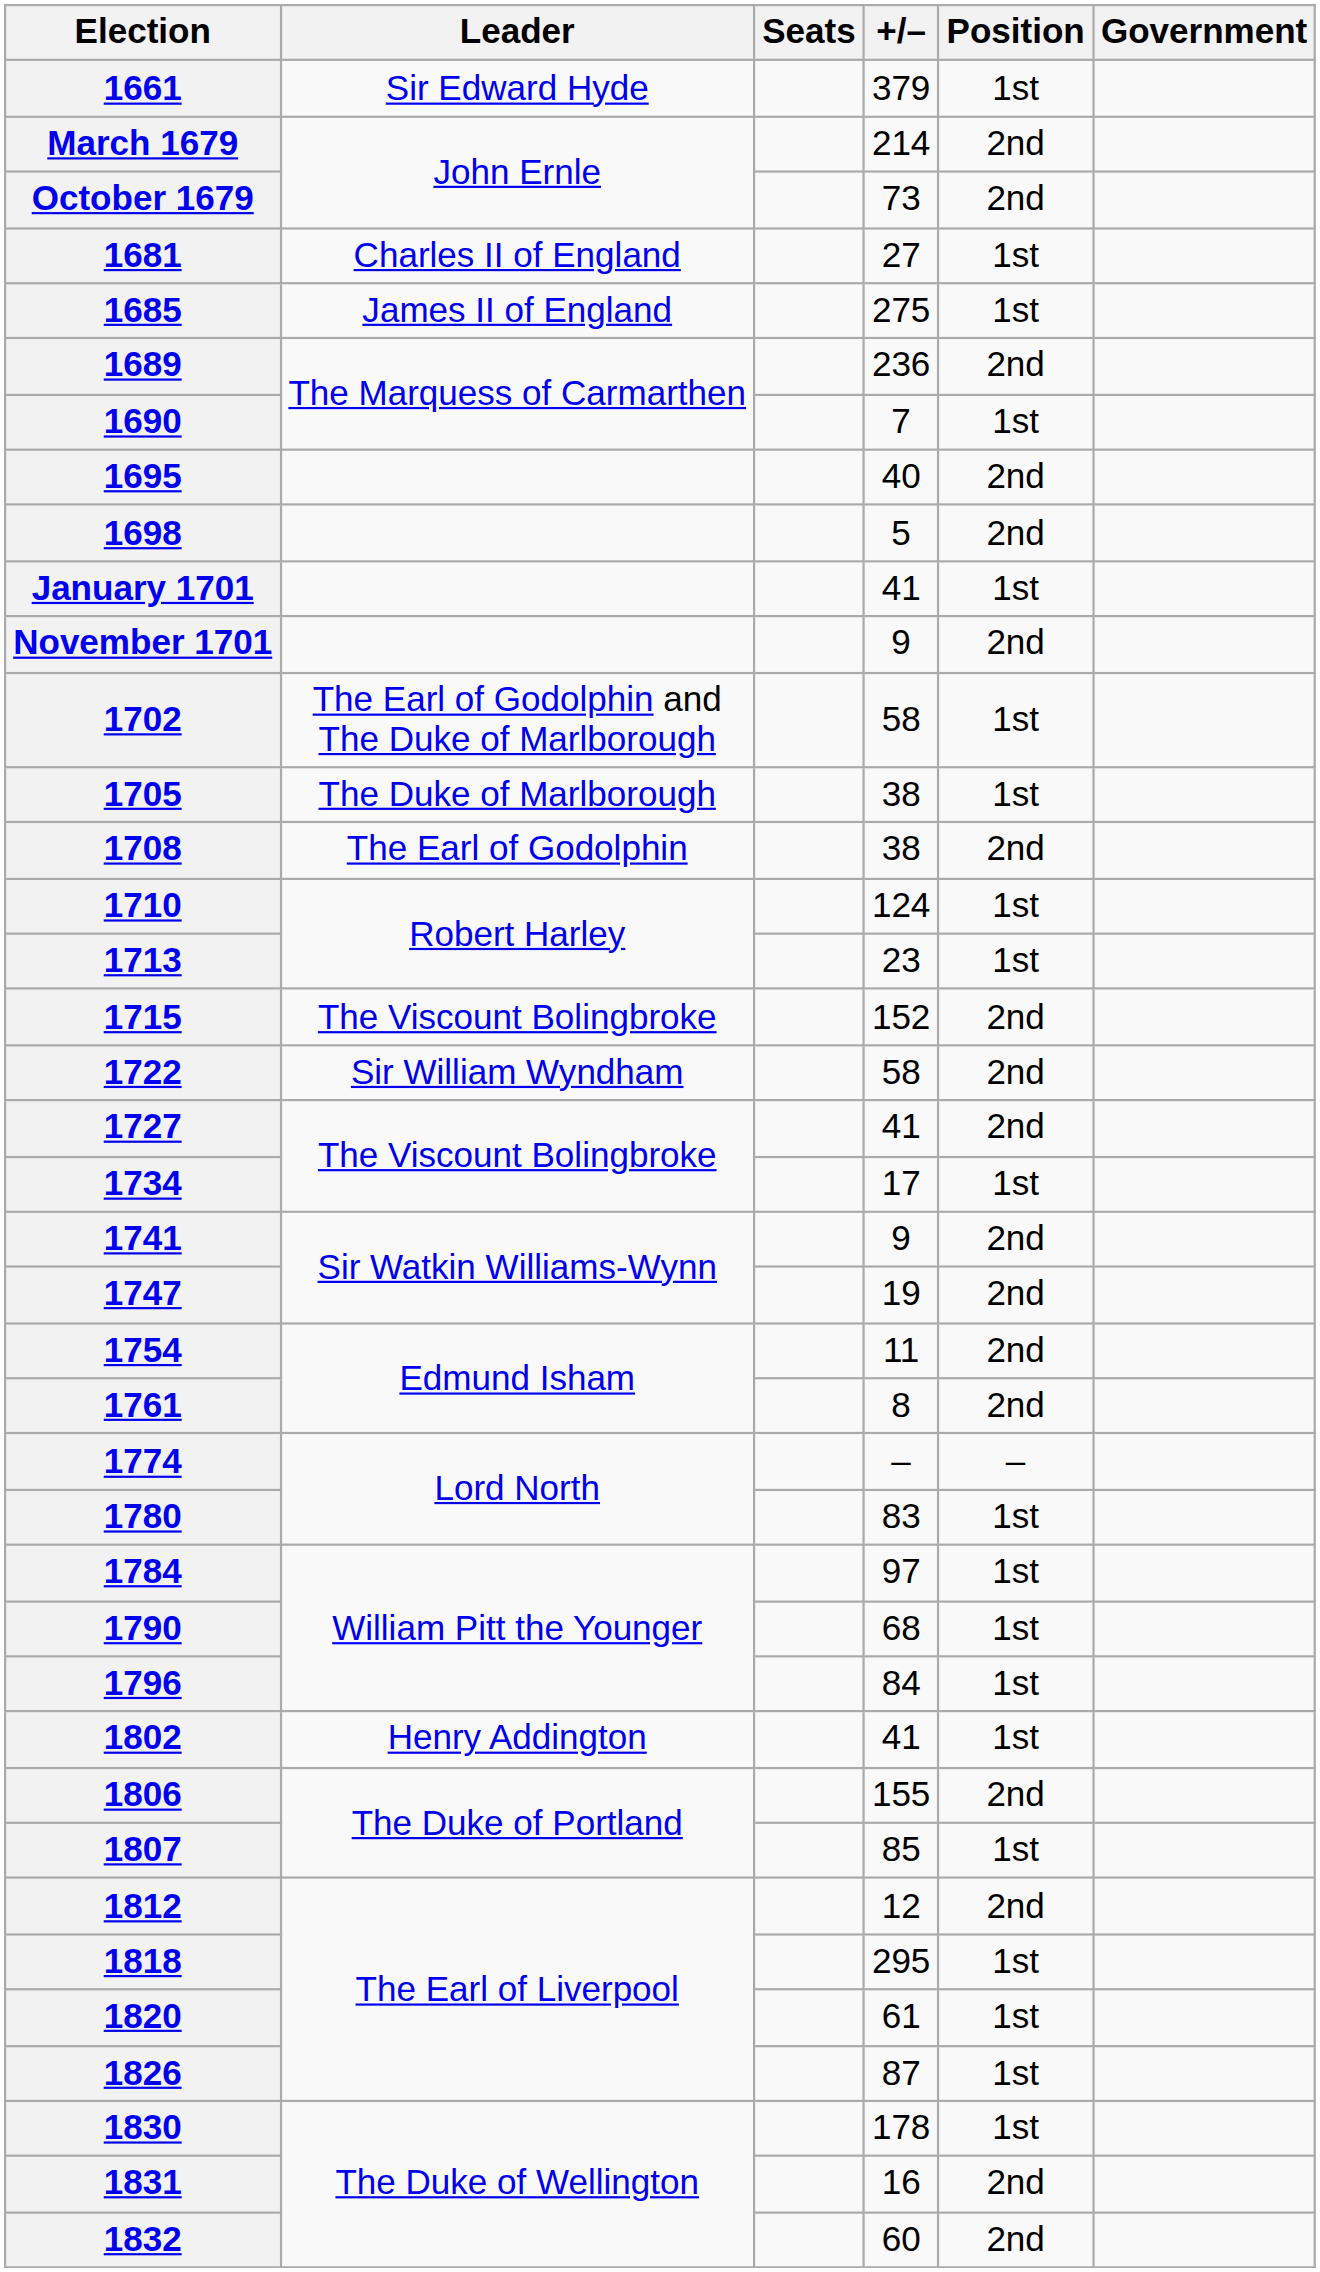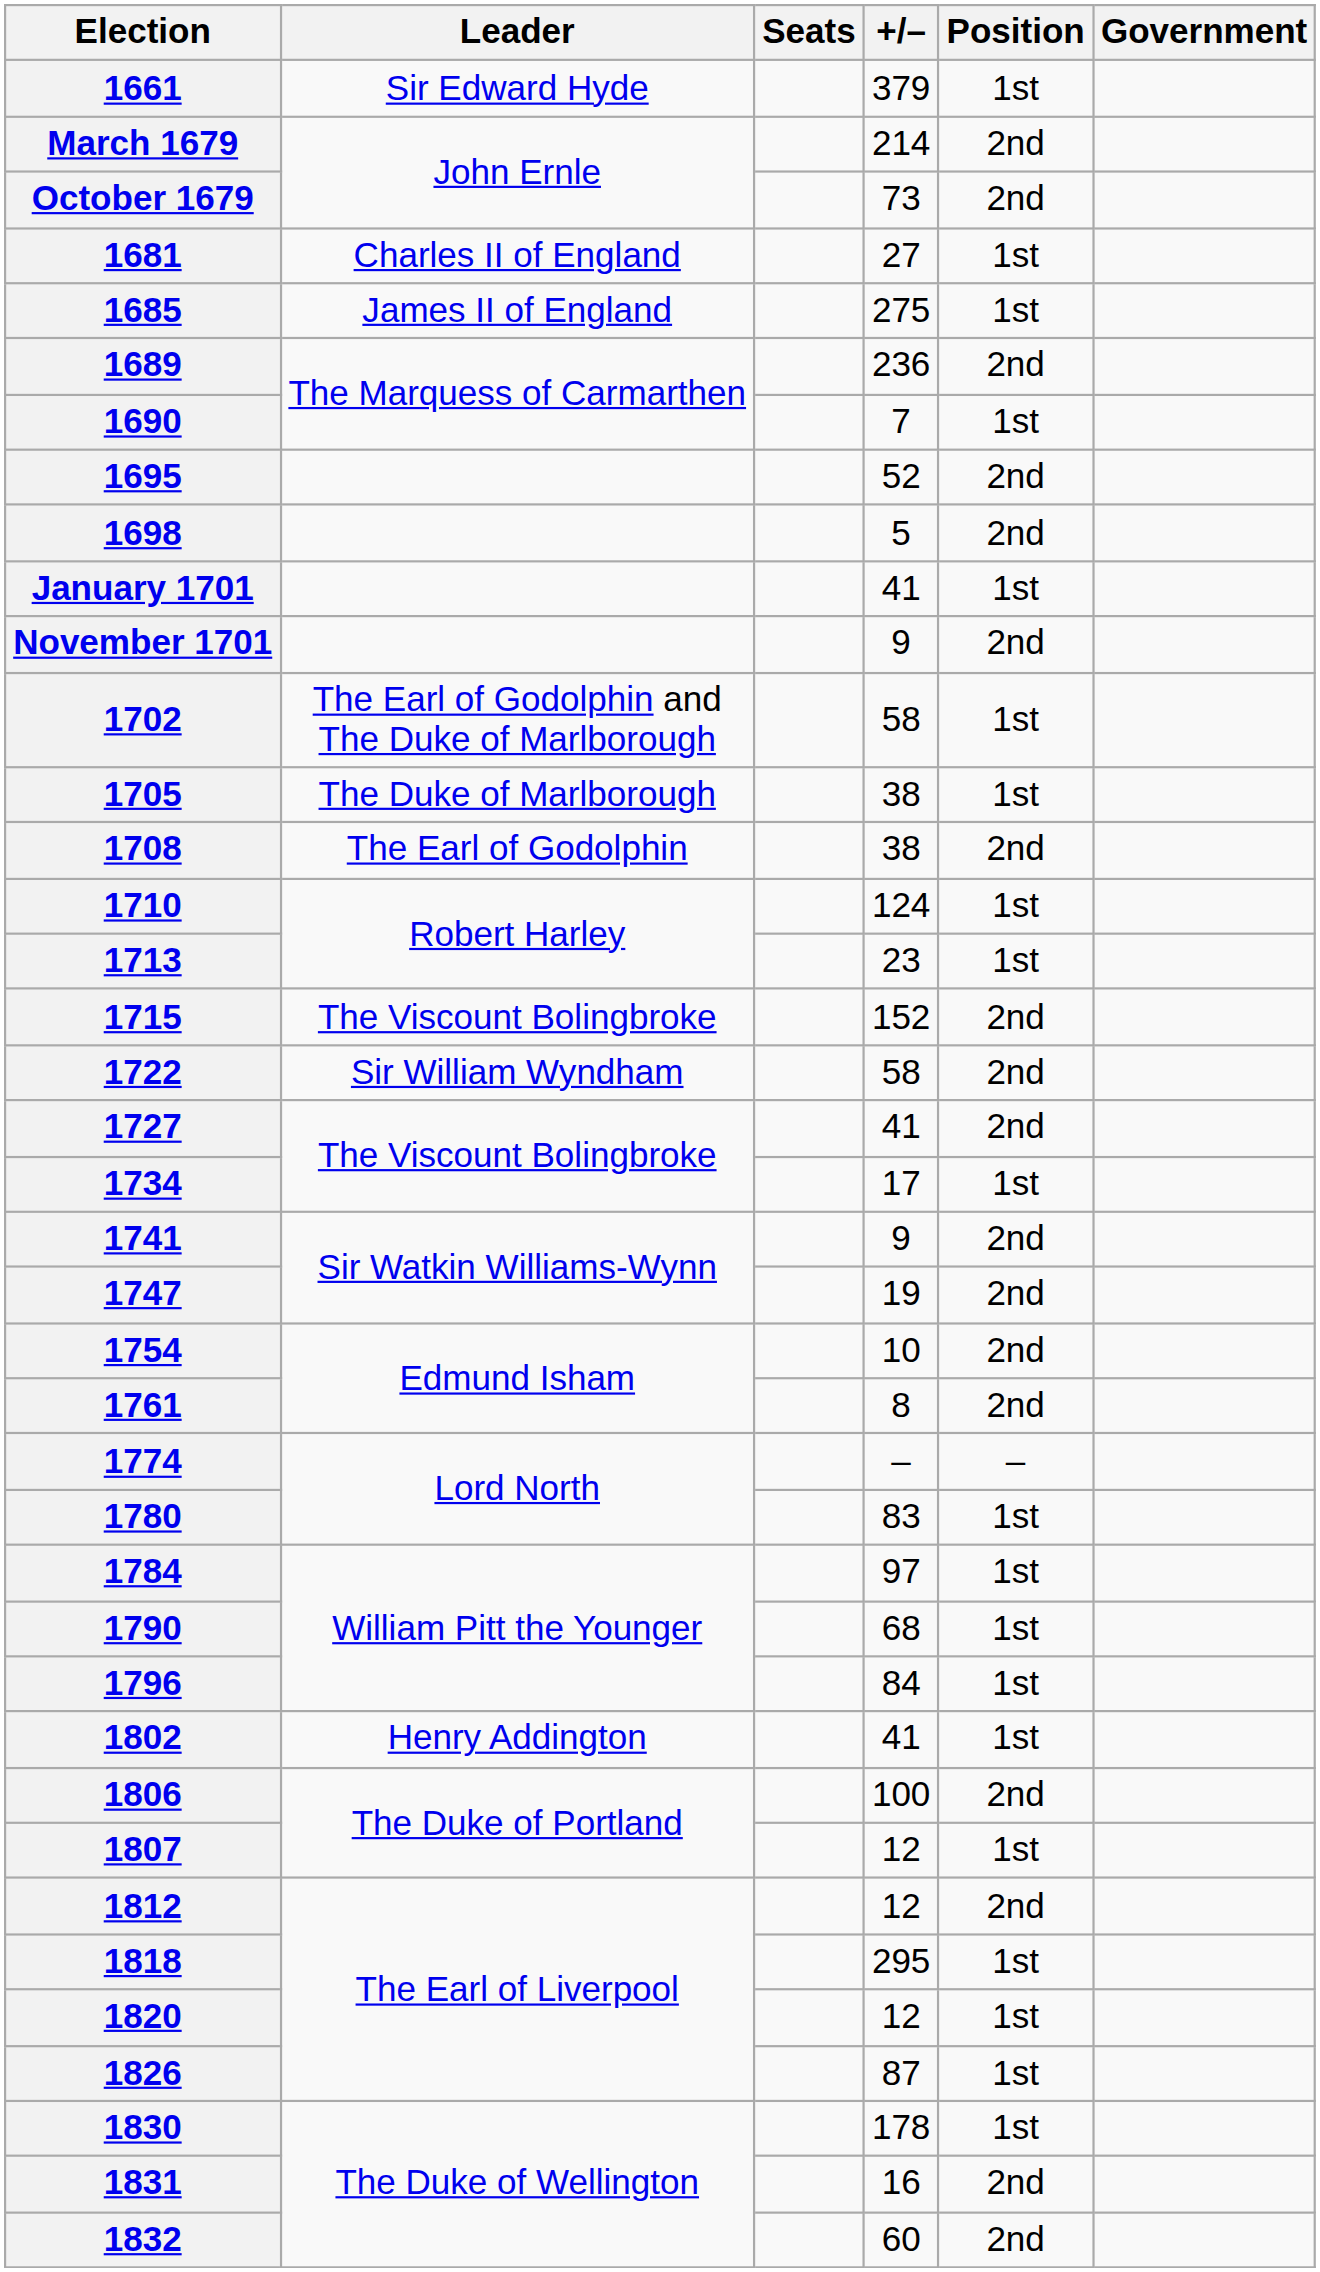(901, 476) 40 -> (901, 476) 52
(901, 1349) 11 -> (901, 1349) 10
(901, 1794) 155 -> (901, 1794) 100
(901, 1849) 85 -> (901, 1849) 12
(901, 2016) 61 -> (901, 2016) 12
